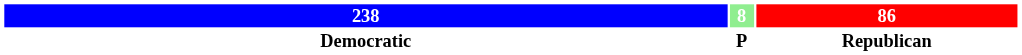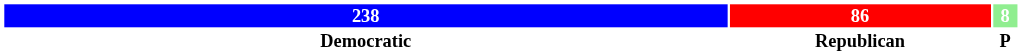columns swapped: (742, 15) <-> (887, 15)
